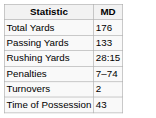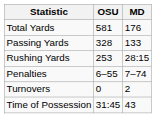+ column: (108, 12)
